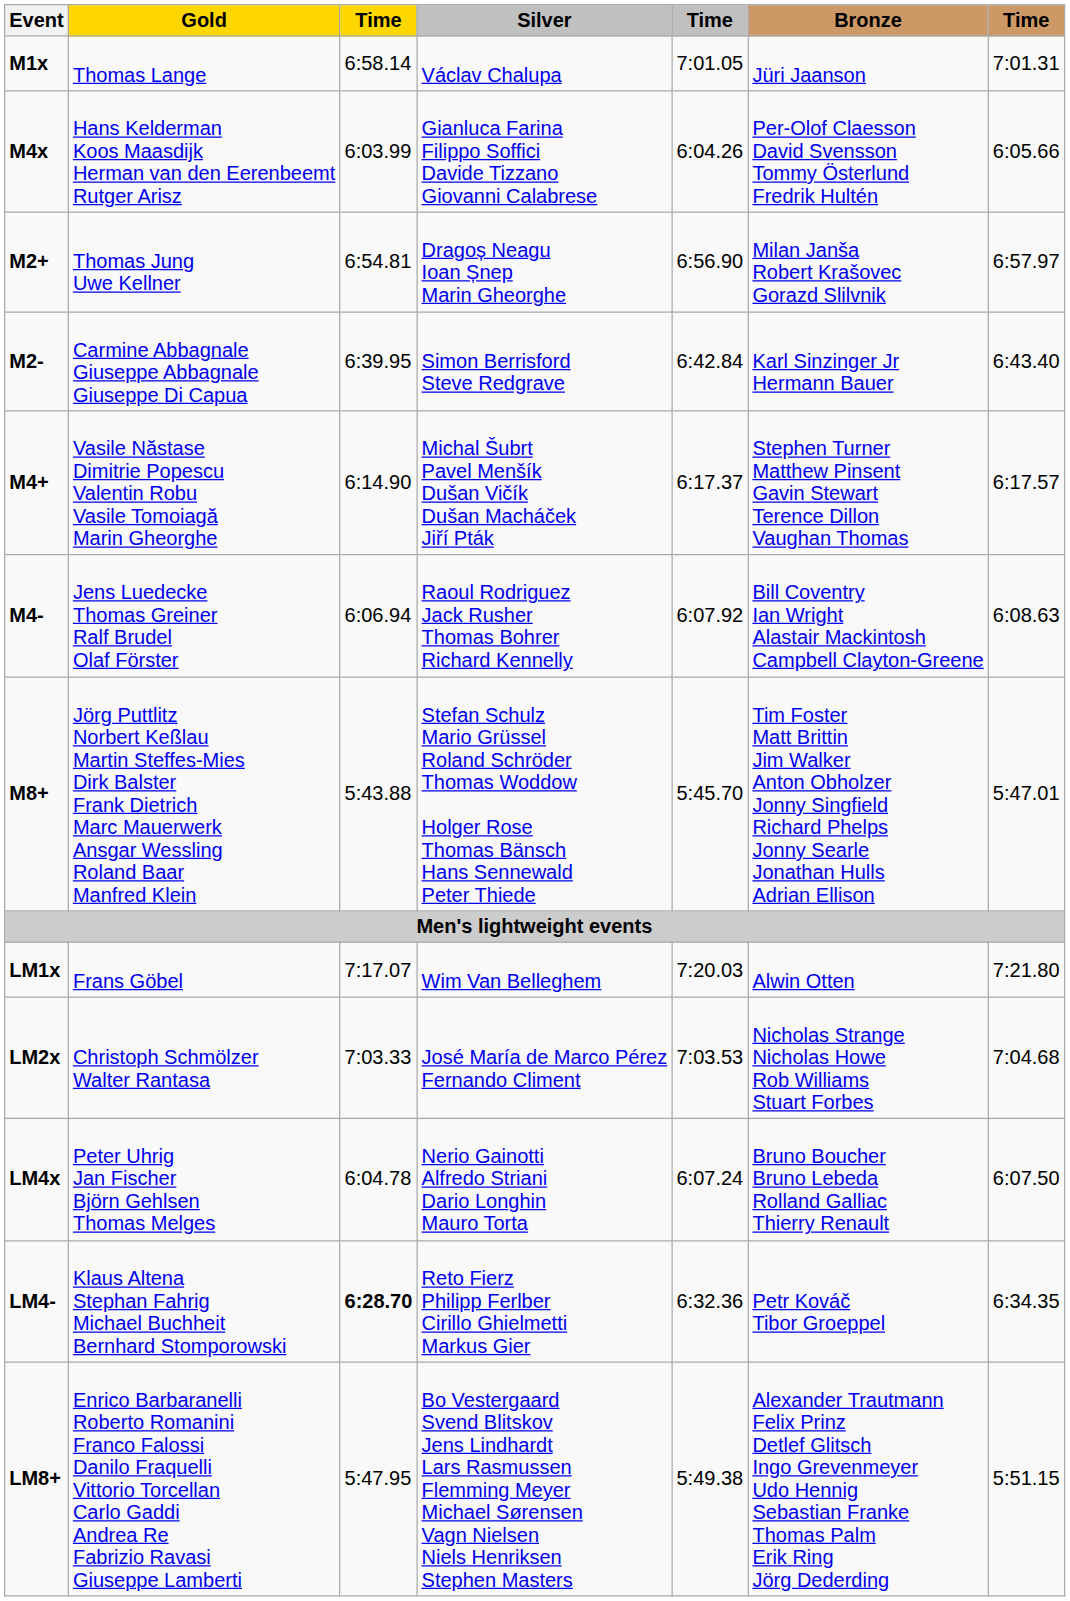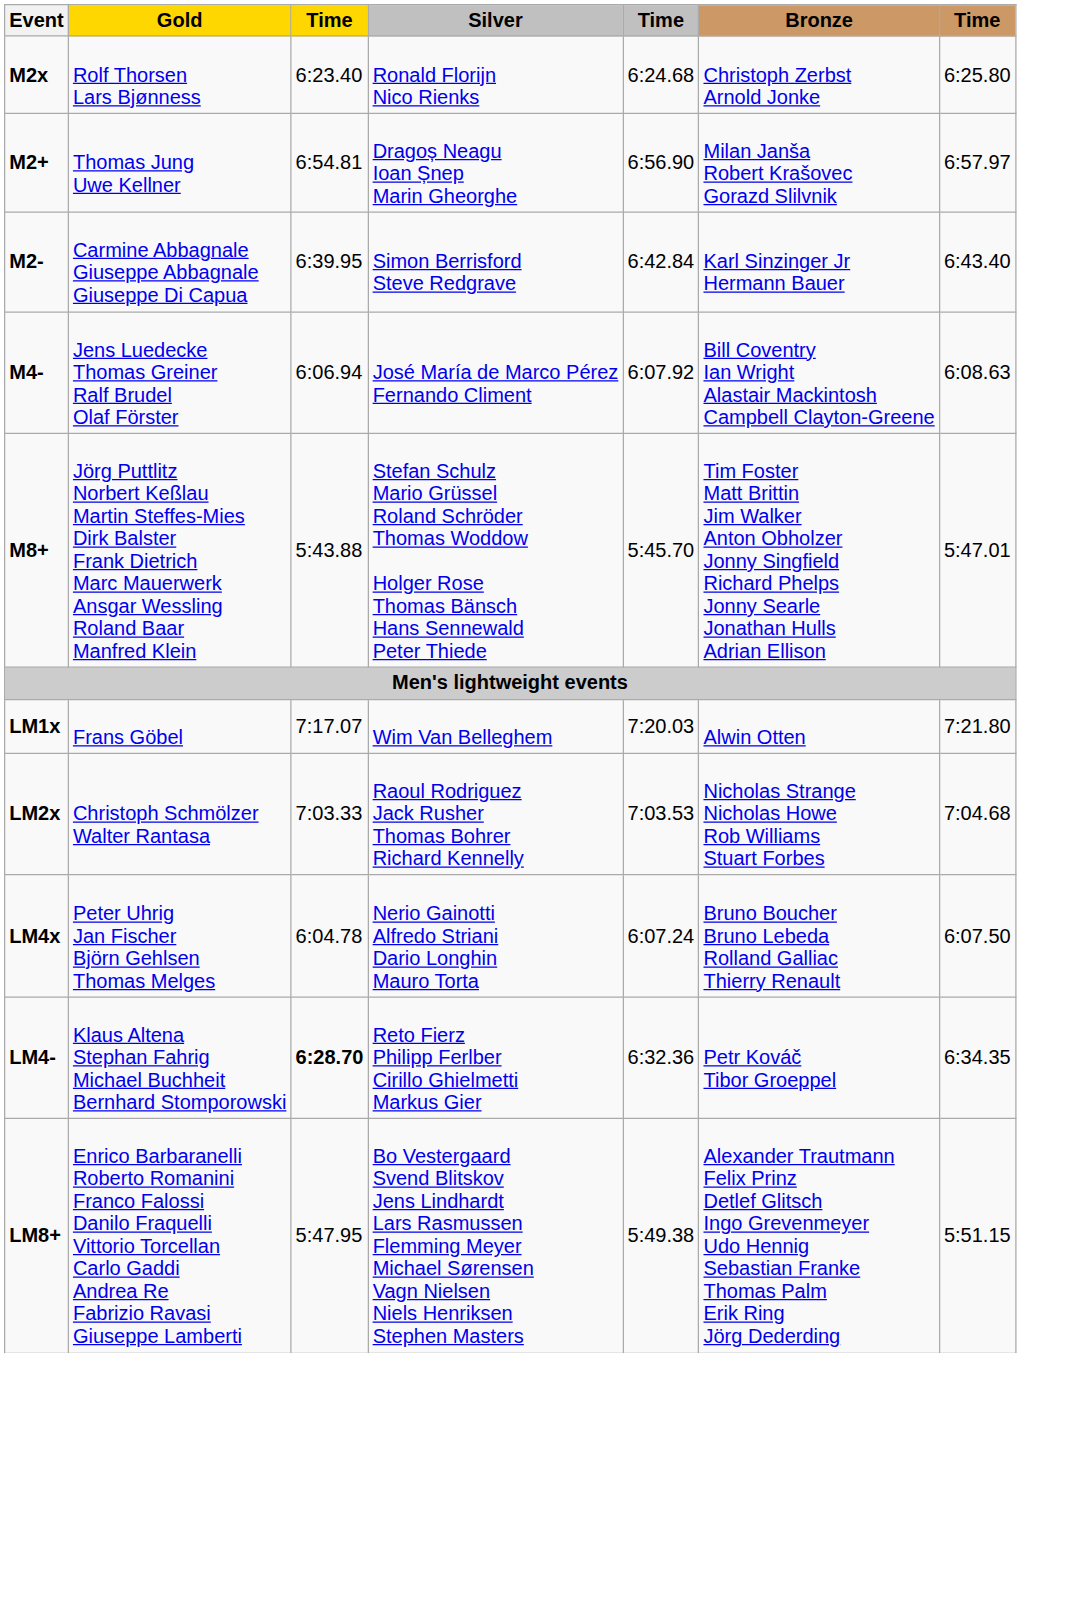- row: (29, 63)
+ row: (29, 74)
- row: (29, 151)
- row: (29, 482)
(497, 626) Raoul Rodriguez Jack Rusher Thomas Bohrer Richard Kennelly -> (495, 383) José María de Marco Pérez Fernando Climent
(544, 1068) José María de Marco Pérez Fernando Climent -> (448, 825) Raoul Rodriguez Jack Rusher Thomas Bohrer Richard Kennelly
